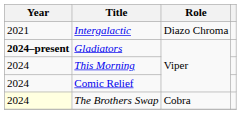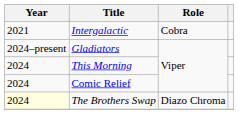(196, 30) Diazo Chroma -> (174, 30) Cobra
(38, 48) bold -> (37, 48) normal
(177, 100) Cobra -> (193, 100) Diazo Chroma
